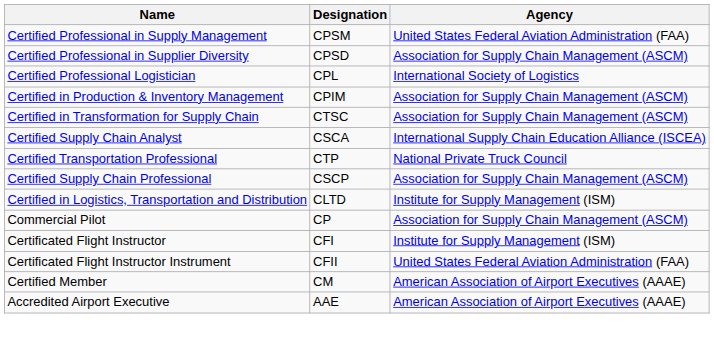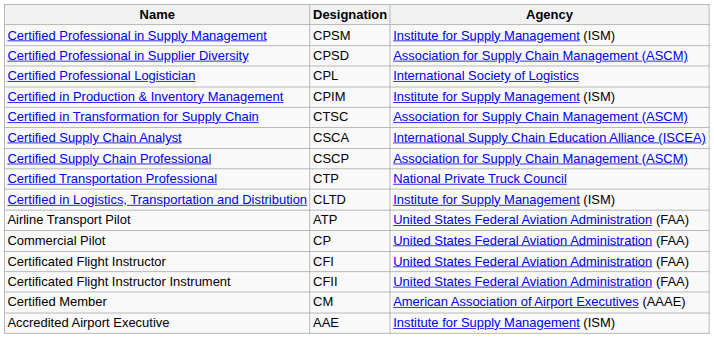(541, 35) United States Federal Aviation Administration (FAA) -> (504, 35) Institute for Supply Management (ISM)
(540, 96) Association for Supply Chain Management (ASCM) -> (504, 96) Institute for Supply Management (ISM)
rows swapped: (109, 179) <-> (112, 158)
+ row: (69, 220)
(540, 220) Association for Supply Chain Management (ASCM) -> (541, 240) United States Federal Aviation Administration (FAA)
(504, 240) Institute for Supply Management (ISM) -> (541, 261) United States Federal Aviation Administration (FAA)
(539, 302) American Association of Airport Executives (AAAE) -> (504, 323) Institute for Supply Management (ISM)
